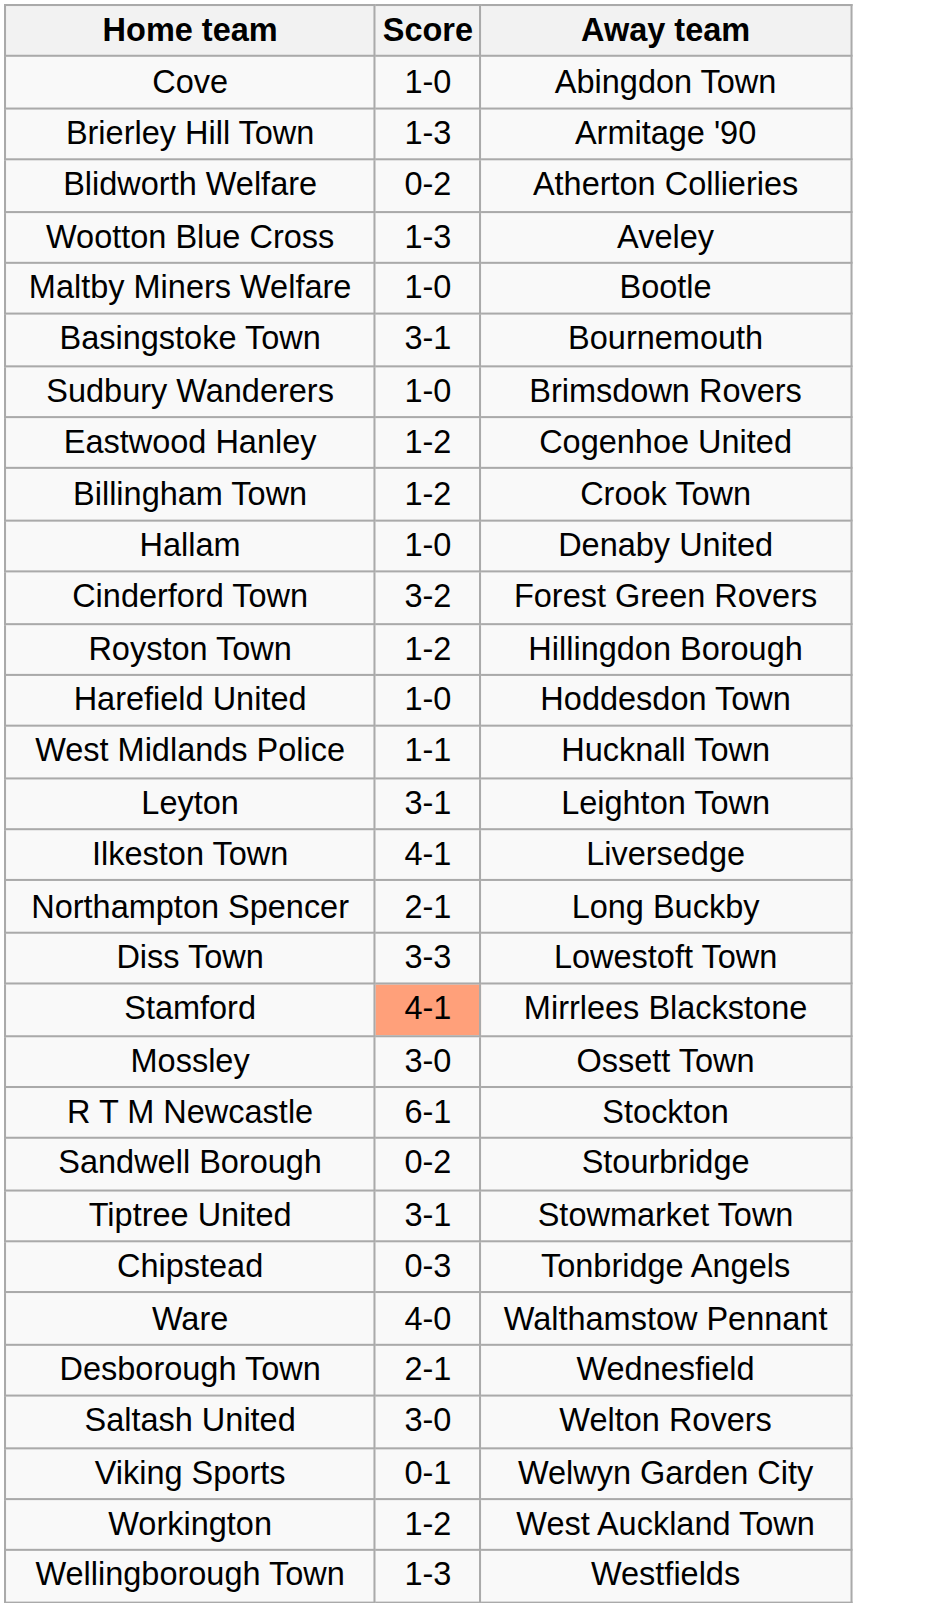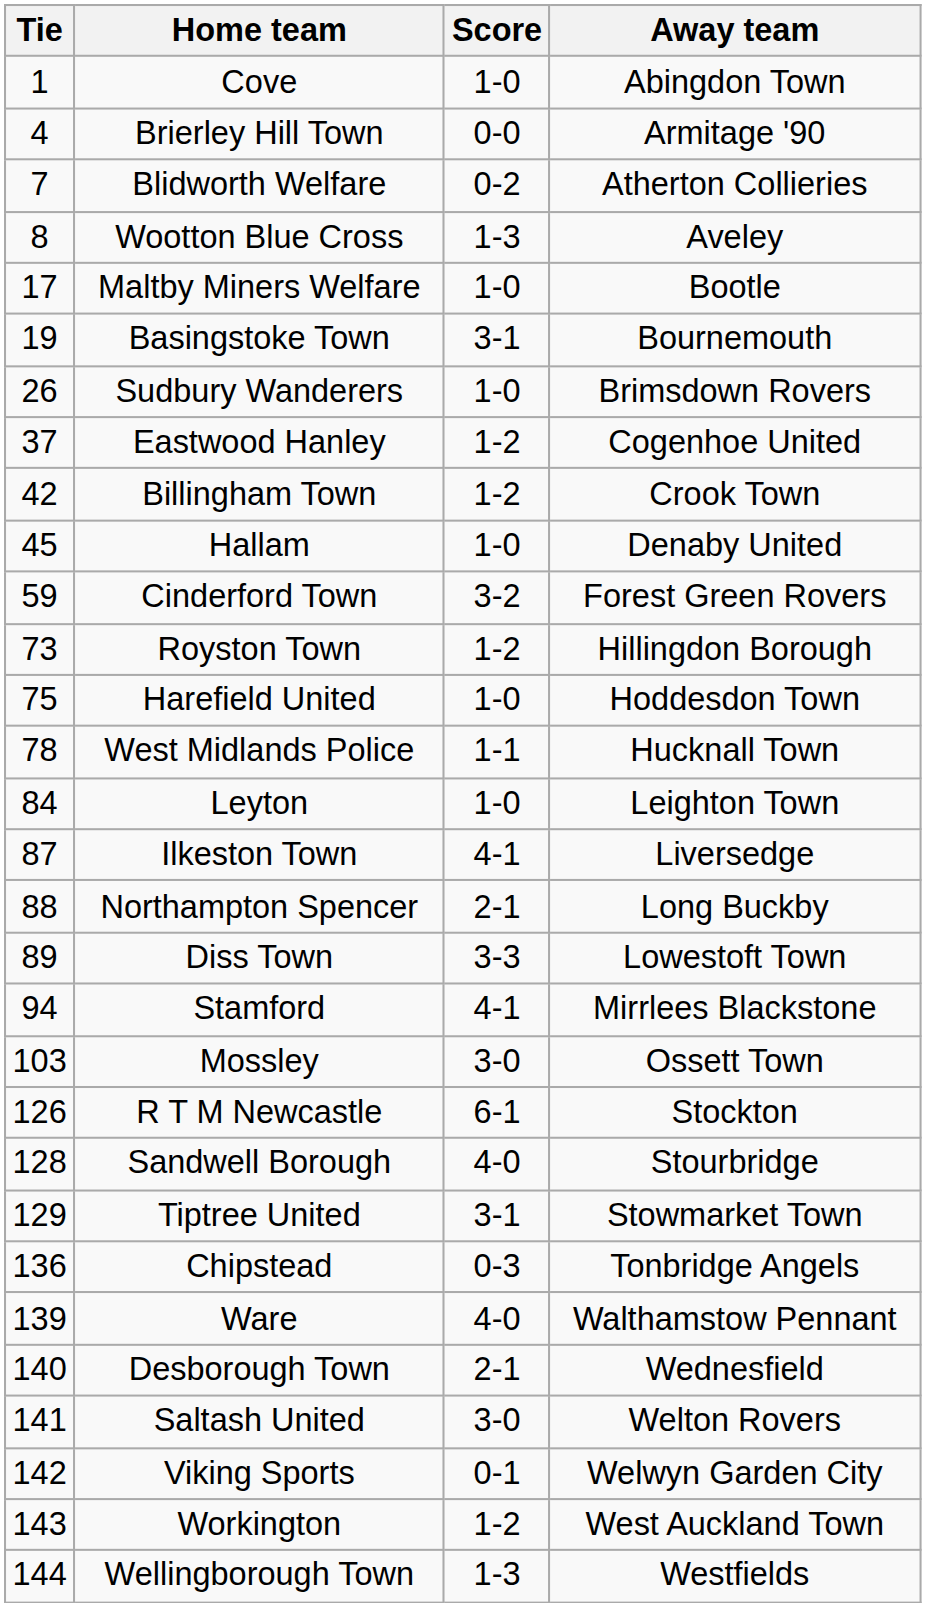+ column: (40, 30)
(428, 133) 1-3 -> (497, 133) 0-0
(428, 802) 3-1 -> (497, 802) 1-0
(428, 1008) lightsalmon background -> (497, 1008) no background
(428, 1163) 0-2 -> (497, 1163) 4-0
